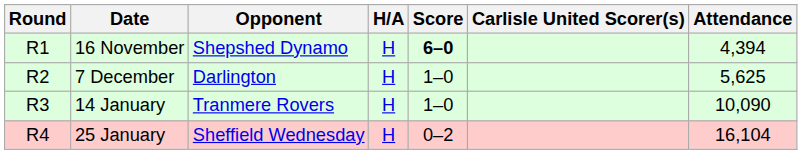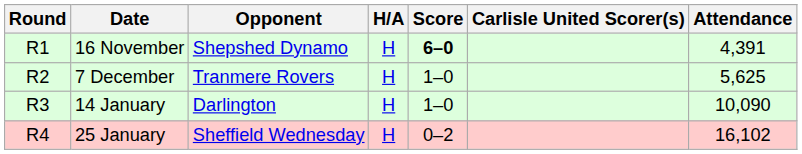(743, 47) 4,394 -> (743, 47) 4,391
(234, 76) Darlington -> (263, 76) Tranmere Rovers
(263, 105) Tranmere Rovers -> (234, 105) Darlington
(743, 134) 16,104 -> (743, 134) 16,102
